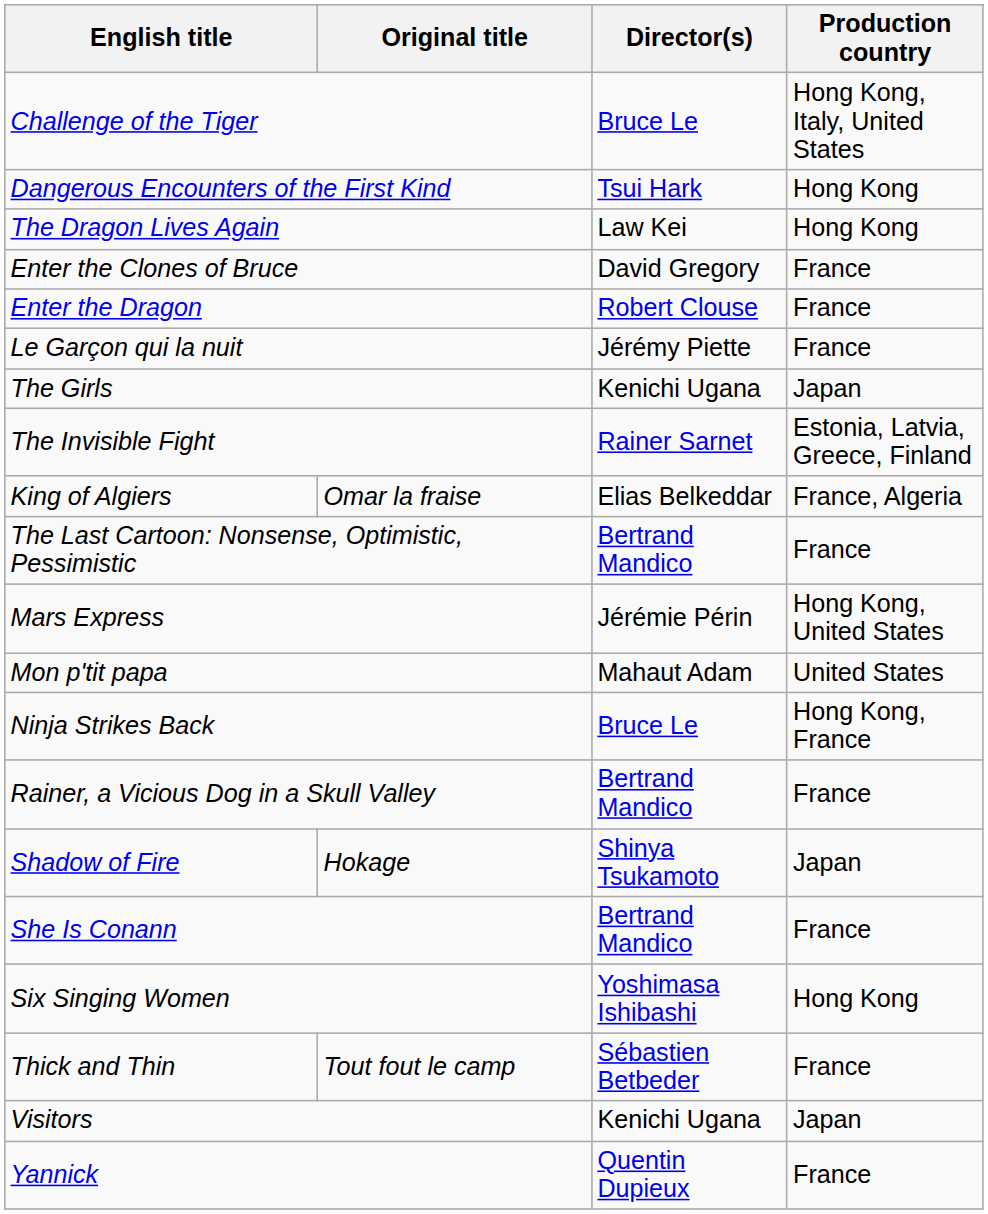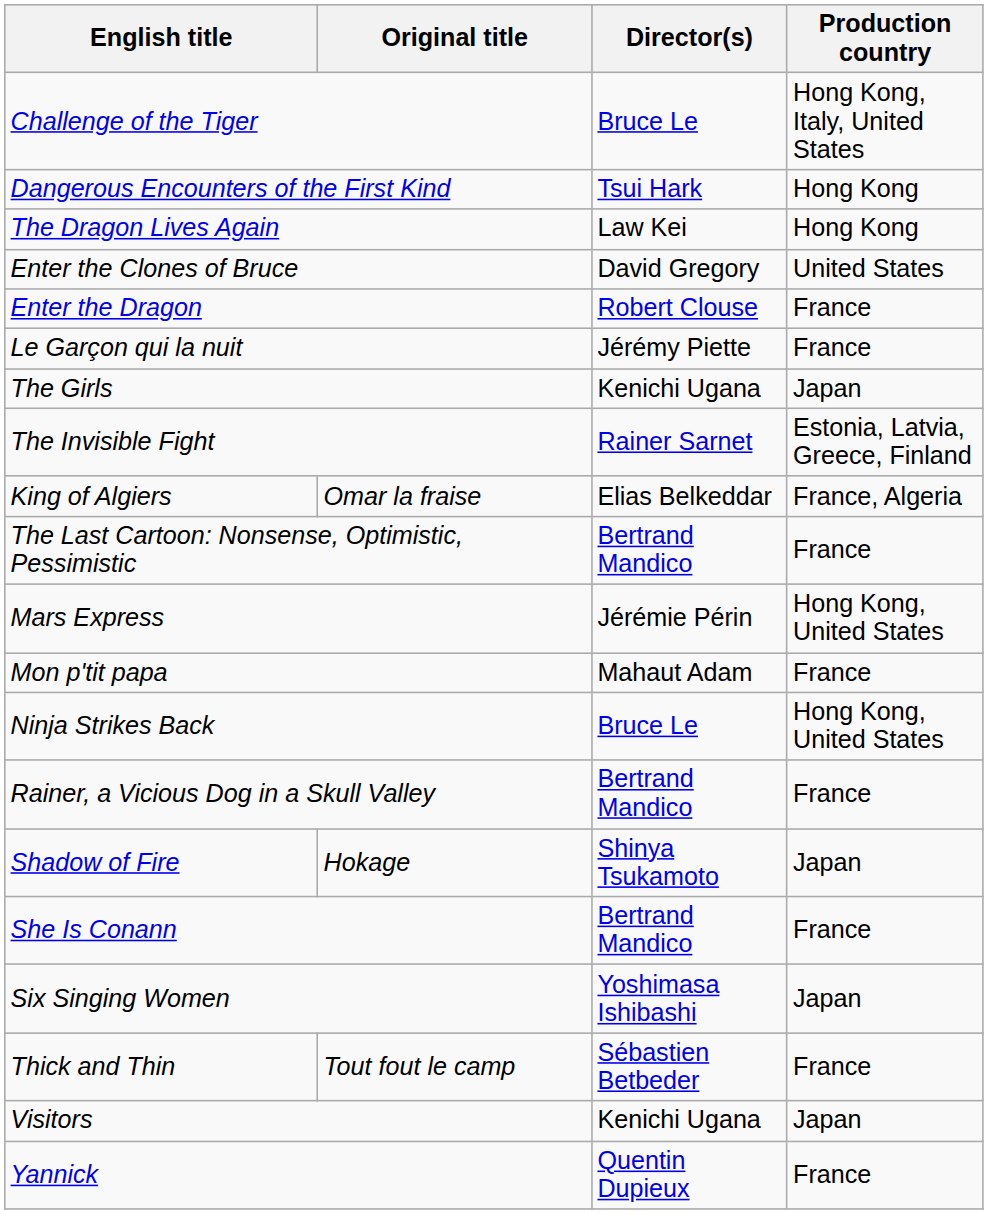(832, 268) France -> (868, 268) United States
(868, 672) United States -> (832, 672) France
(859, 726) Hong Kong, France -> (868, 726) Hong Kong, United States
(856, 998) Hong Kong -> (827, 998) Japan
